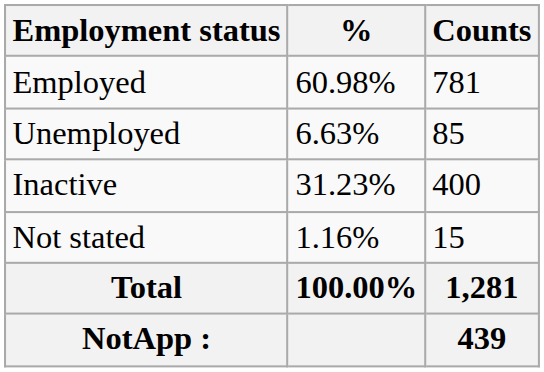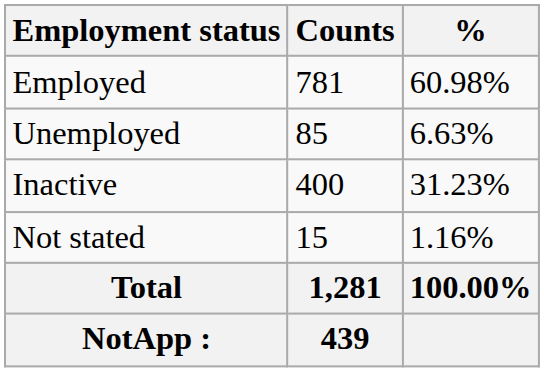columns swapped: (482, 30) <-> (356, 30)
